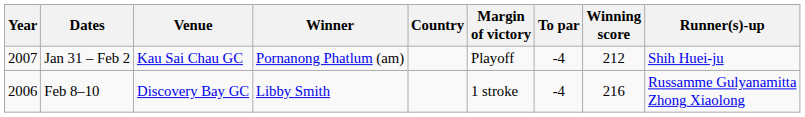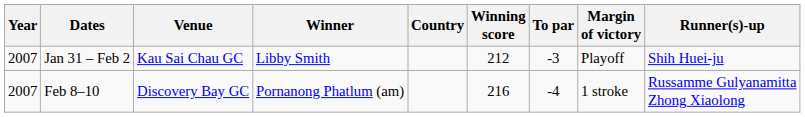columns swapped: (614, 25) <-> (501, 25)
(330, 58) Pornanong Phatlum (am) -> (293, 58) Libby Smith
(559, 58) -4 -> (553, 58) -3
(23, 91) 2006 -> (23, 91) 2007
(293, 91) Libby Smith -> (330, 91) Pornanong Phatlum (am)
